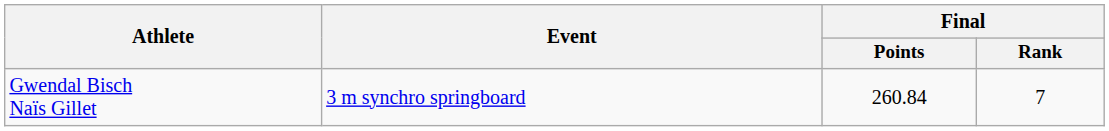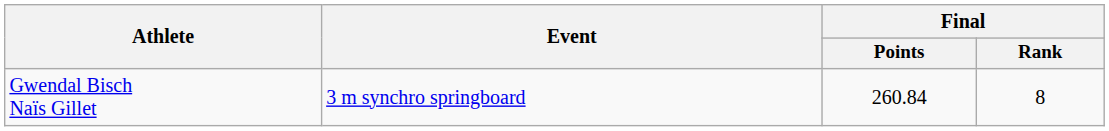(1040, 97) 7 -> (1040, 97) 8
